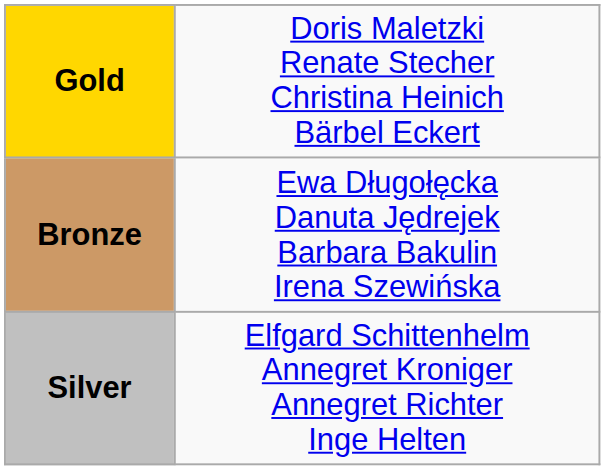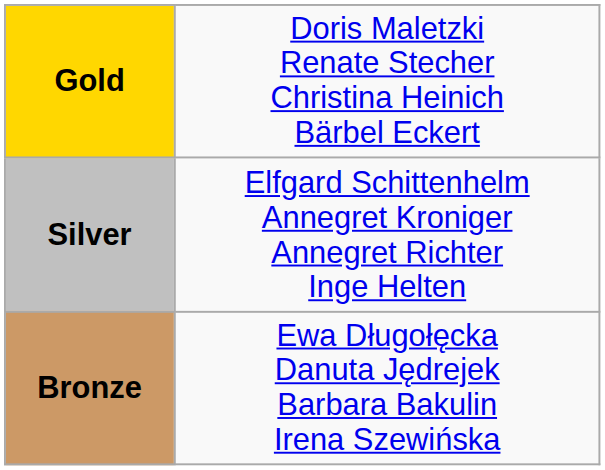rows swapped: (90, 387) <-> (90, 234)
